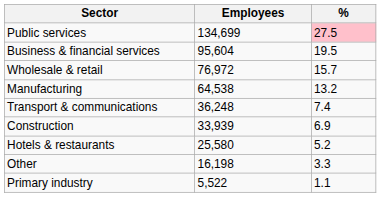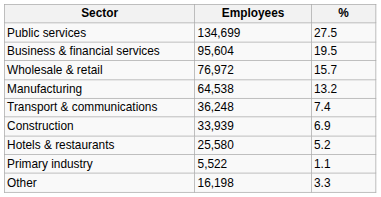(326, 32) pink background -> (326, 32) no background
rows swapped: (50, 182) <-> (22, 164)
